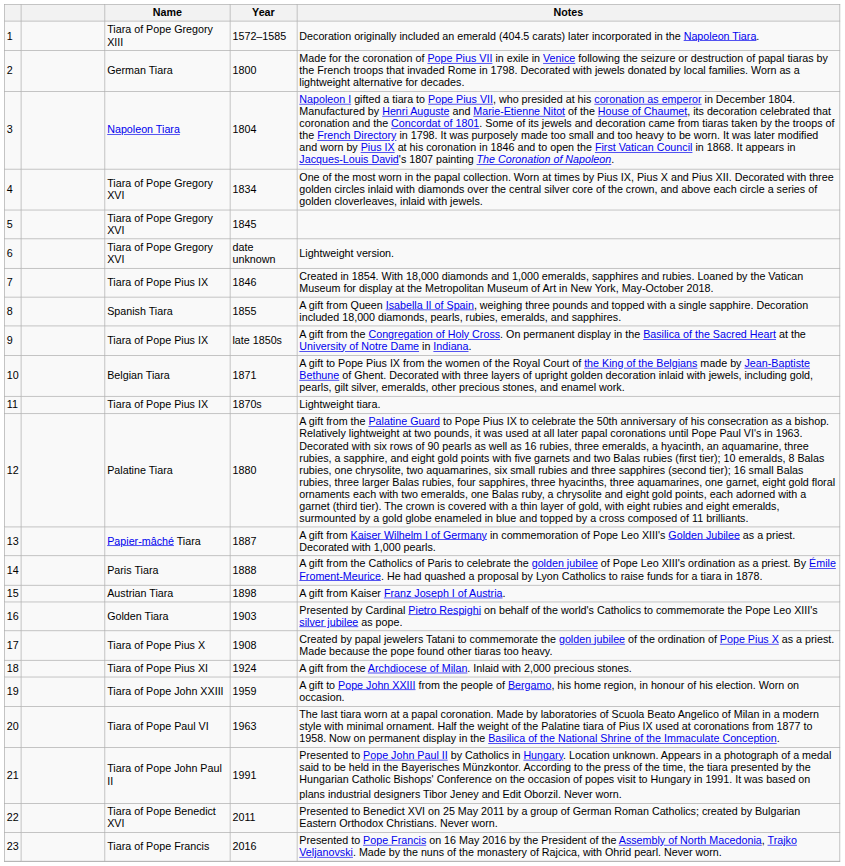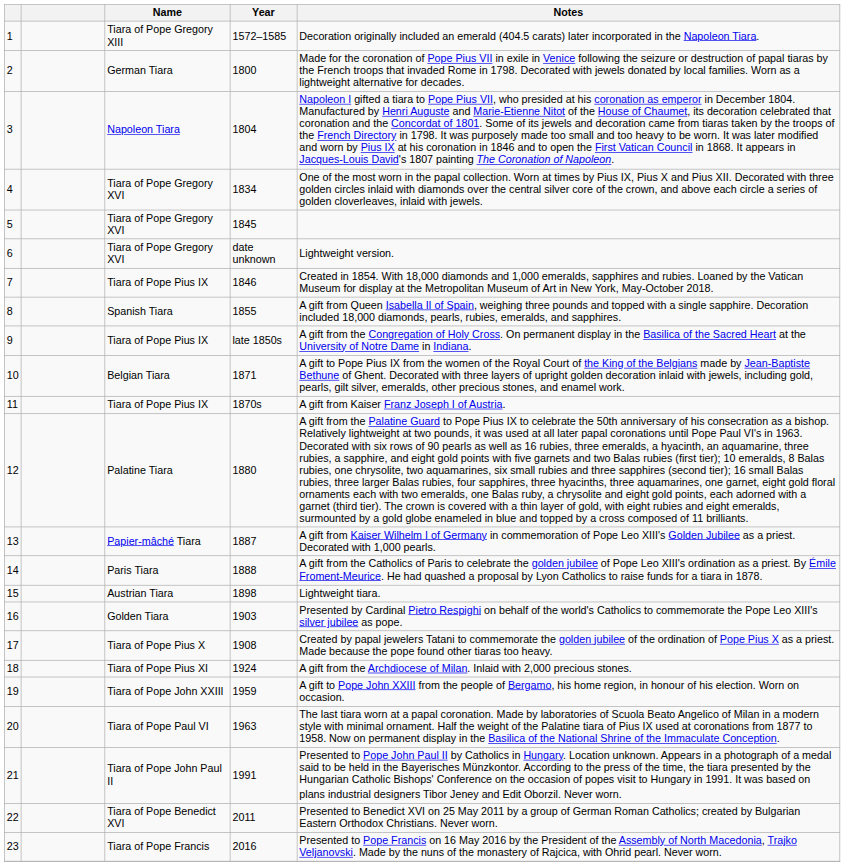(340, 405) Lightweight tiara. -> (402, 405) A gift from Kaiser Franz Joseph I of Austria.
(402, 593) A gift from Kaiser Franz Joseph I of Austria. -> (340, 593) Lightweight tiara.
